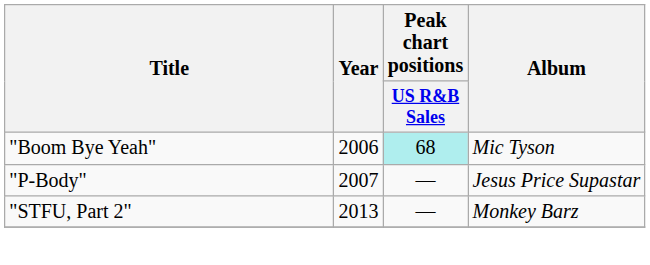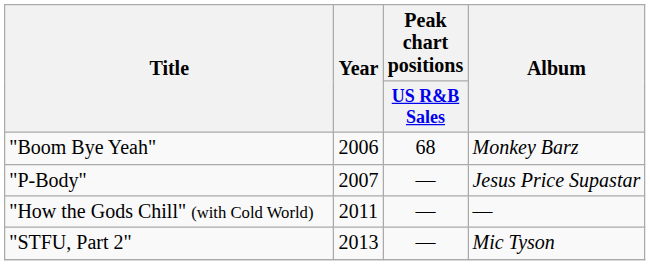(425, 148) paleturquoise background -> (425, 148) no background
(514, 148) Mic Tyson -> (526, 148) Monkey Barz
+ row: (161, 211)
(526, 211) Monkey Barz -> (514, 243) Mic Tyson
